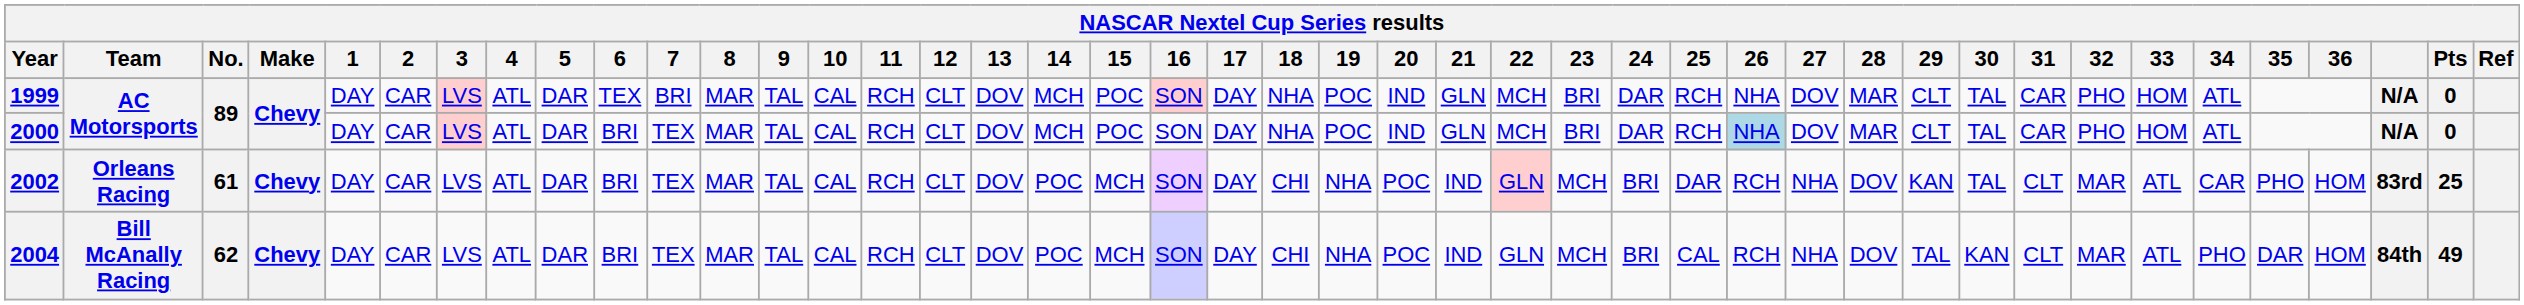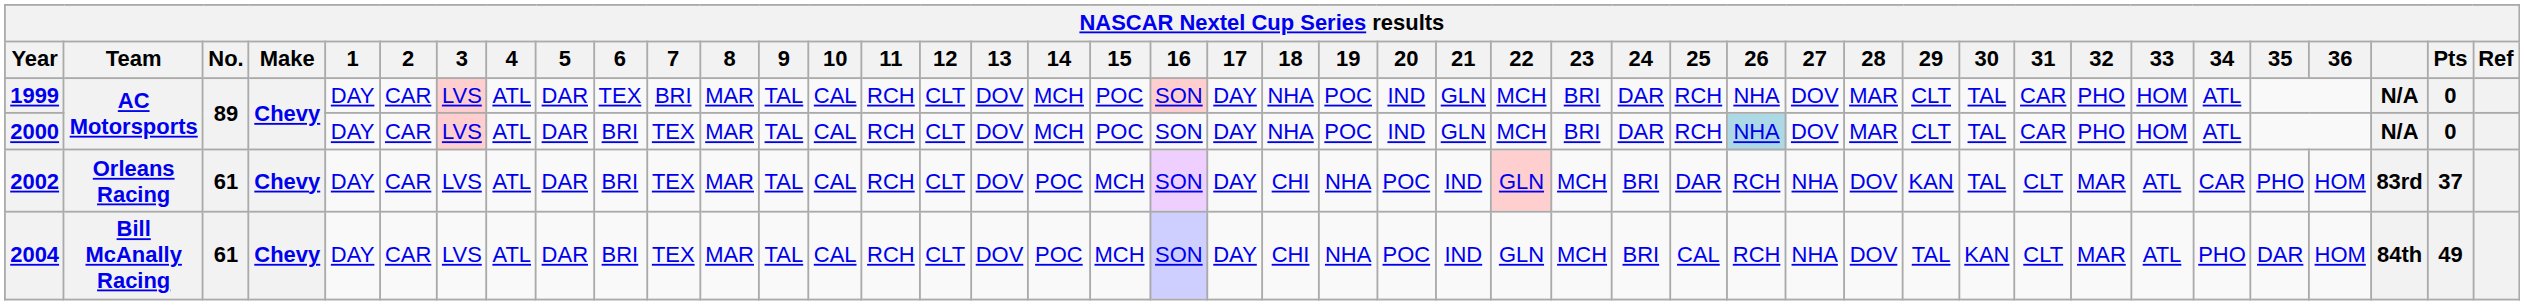(2450, 181) 25 -> (2450, 181) 37
(226, 255) 62 -> (226, 255) 61
